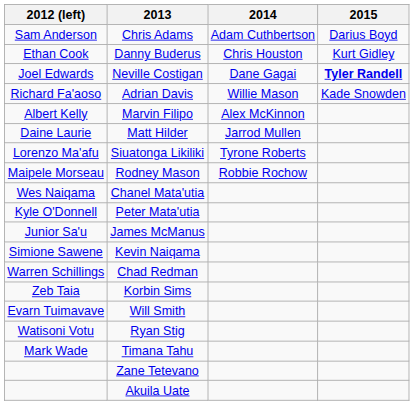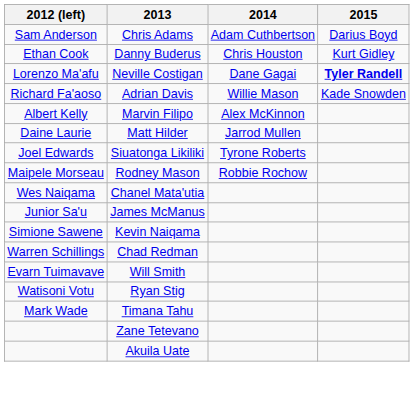(56, 74) Joel Edwards -> (56, 74) Lorenzo Ma'afu
(56, 153) Lorenzo Ma'afu -> (56, 153) Joel Edwards
- row: (158, 213)
- row: (158, 292)
